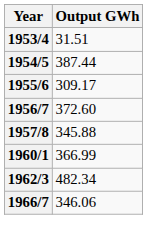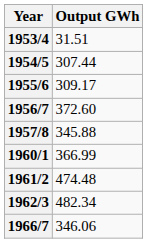(76, 62) 387.44 -> (76, 62) 307.44
+ row: (28, 179)
